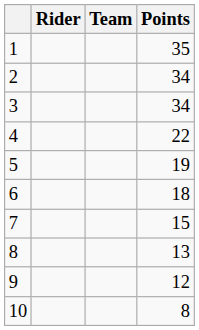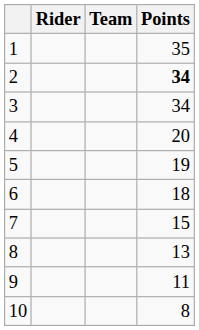(181, 77) normal -> (181, 77) bold
(181, 135) 22 -> (181, 135) 20
(181, 281) 12 -> (181, 281) 11
